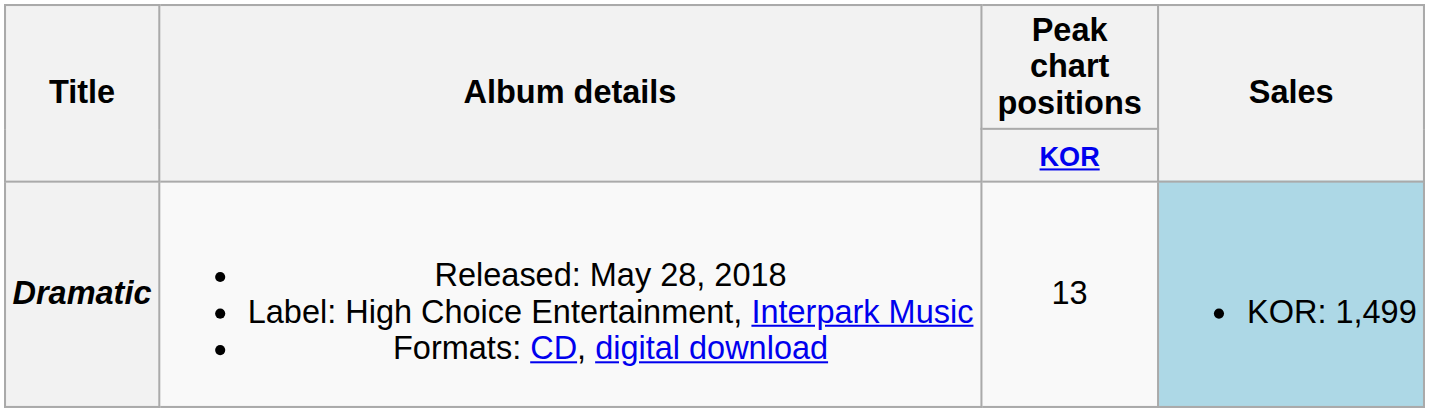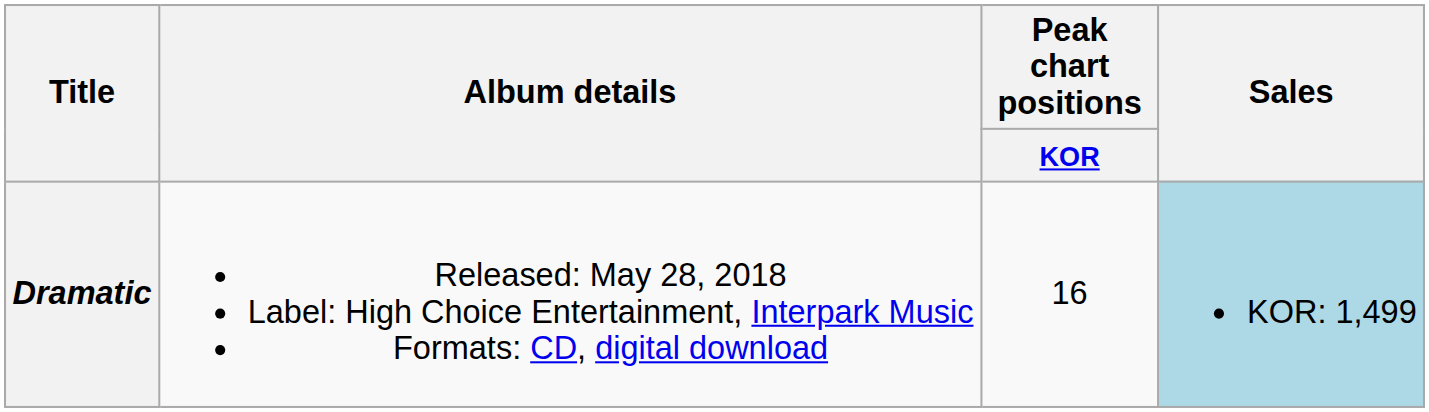(1070, 293) 13 -> (1070, 293) 16
